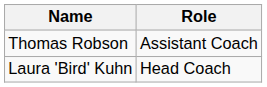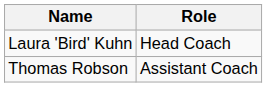rows swapped: (70, 69) <-> (68, 43)
